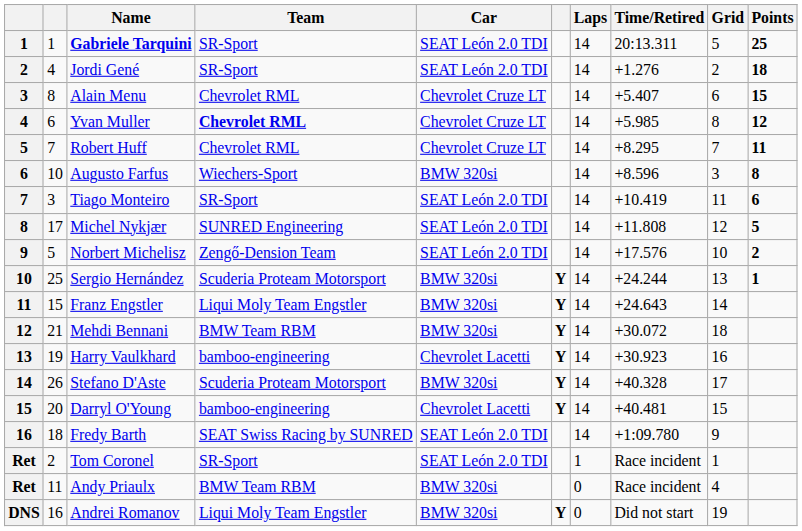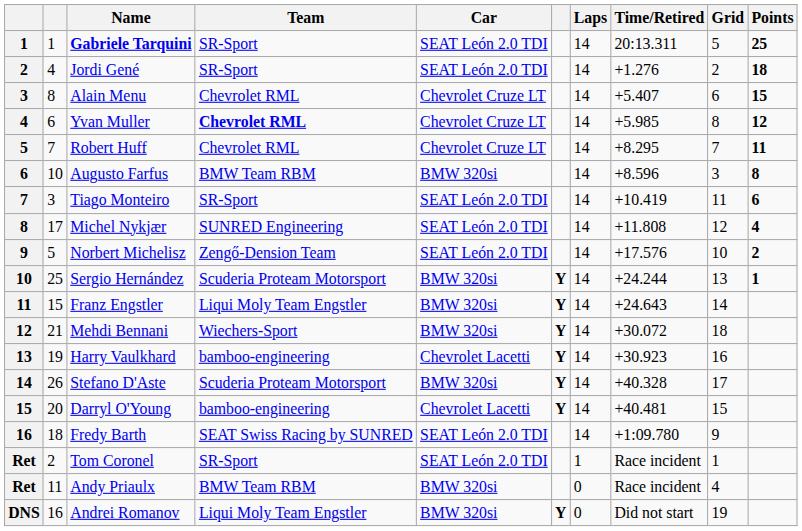(248, 174) Wiechers-Sport -> (257, 174) BMW Team RBM
(755, 226) 5 -> (755, 226) 4
(257, 330) BMW Team RBM -> (248, 330) Wiechers-Sport
